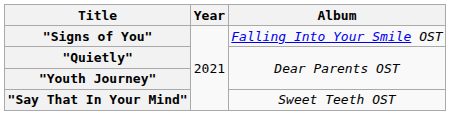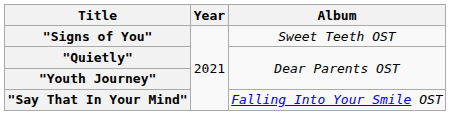(337, 36) Falling Into Your Smile OST -> (337, 36) Sweet Teeth OST
(337, 100) Sweet Teeth OST -> (337, 100) Falling Into Your Smile OST
